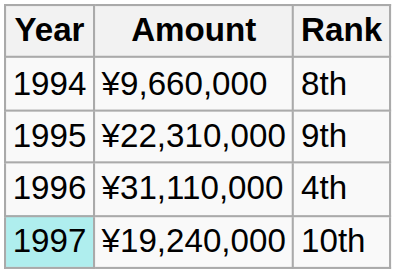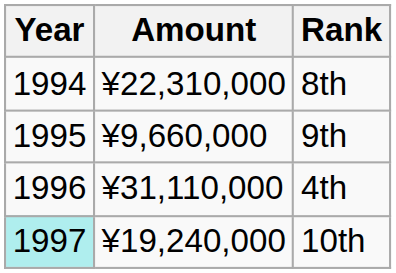(184, 83) ¥9,660,000 -> (194, 83) ¥22,310,000
(194, 135) ¥22,310,000 -> (184, 135) ¥9,660,000
